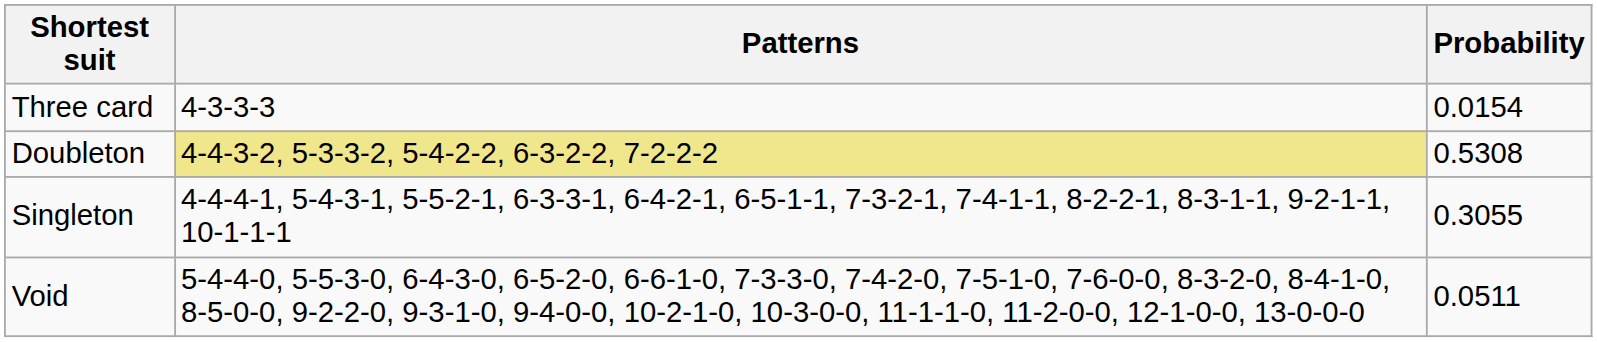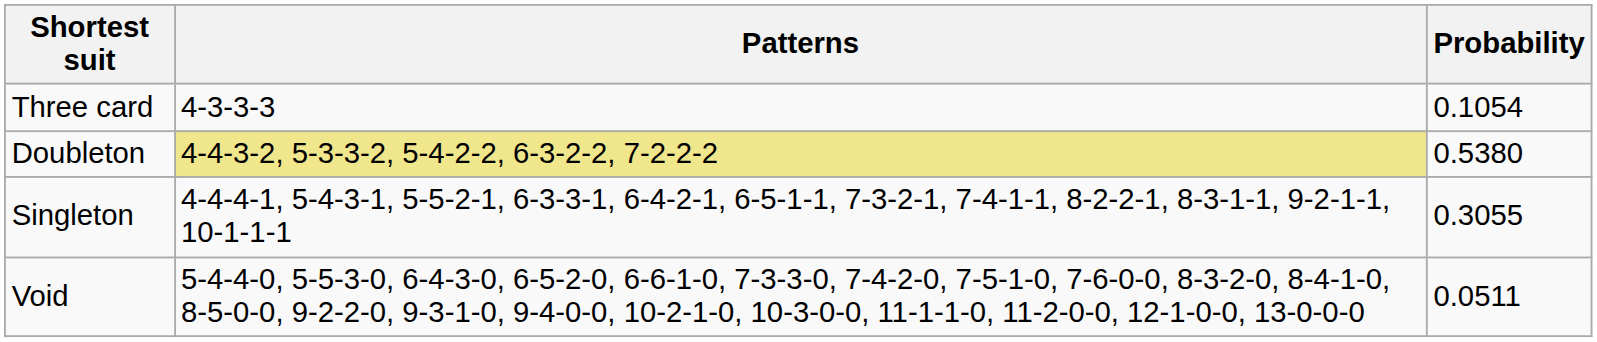(1478, 107) 0.0154 -> (1478, 107) 0.1054
(1478, 153) 0.5308 -> (1478, 153) 0.5380
